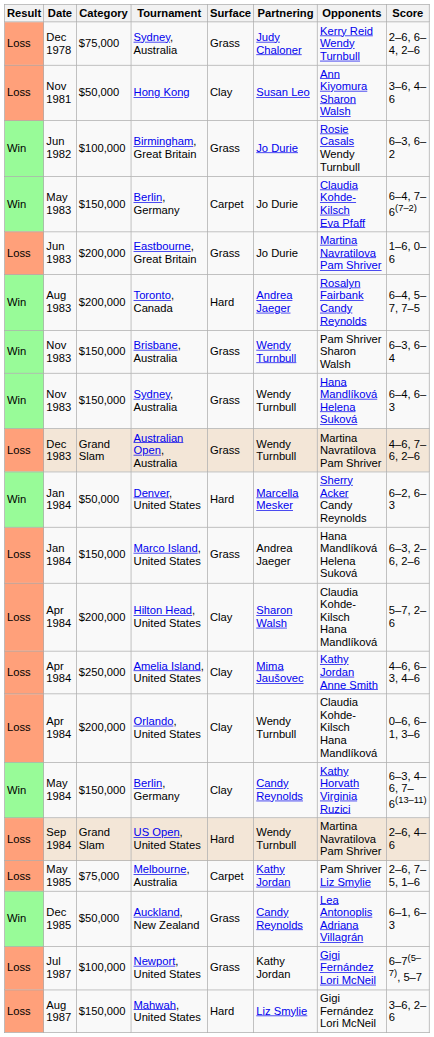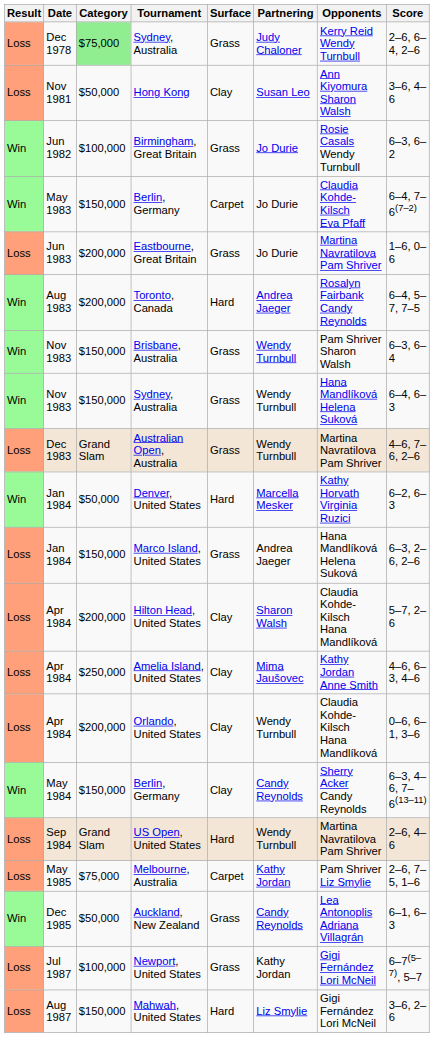(99, 43) no background -> (99, 43) lightgreen background
(343, 499) Sherry Acker Candy Reynolds -> (340, 499) Kathy Horvath Virginia Ruzici
(340, 790) Kathy Horvath Virginia Ruzici -> (343, 790) Sherry Acker Candy Reynolds
